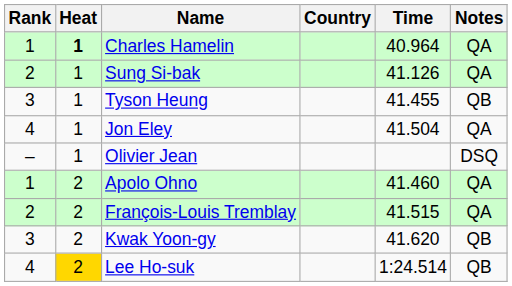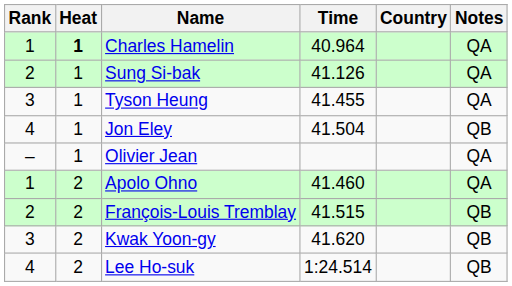columns swapped: (337, 18) <-> (413, 18)
(479, 101) QB -> (479, 101) QA
(479, 128) QA -> (479, 128) QB
(479, 156) DSQ -> (479, 156) QA
(479, 211) QA -> (479, 211) QB
(78, 267) gold background -> (78, 267) no background
